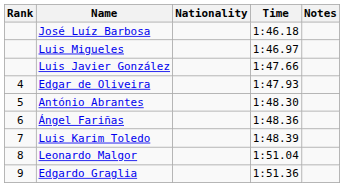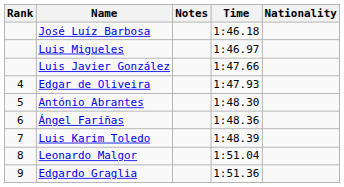columns swapped: (211, 13) <-> (320, 13)
